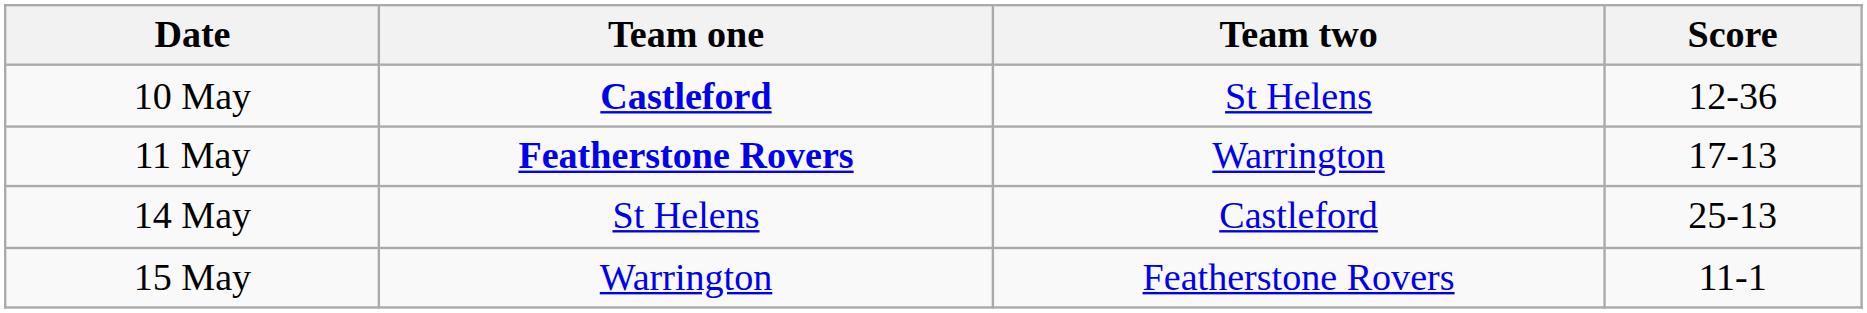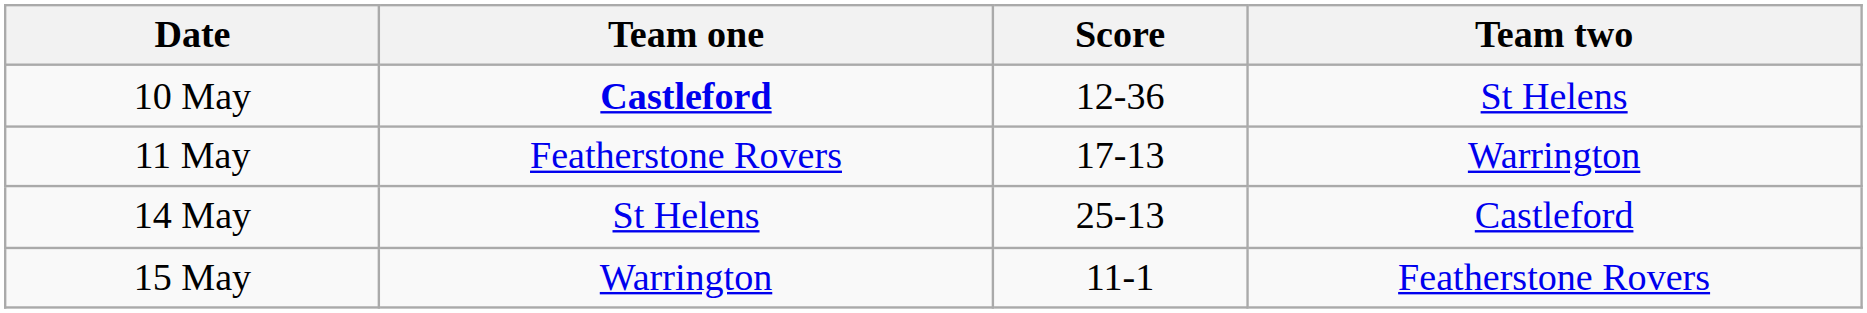columns swapped: (1299, 34) <-> (1733, 34)
(686, 155) bold -> (686, 155) normal
